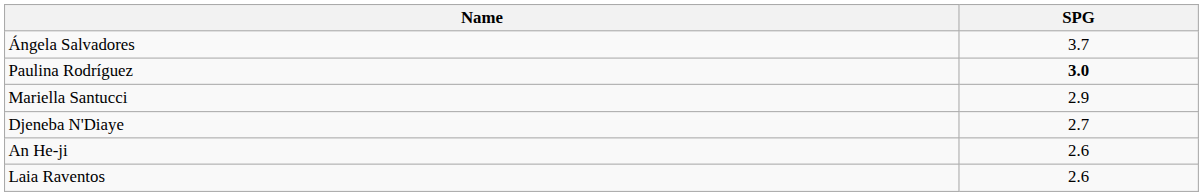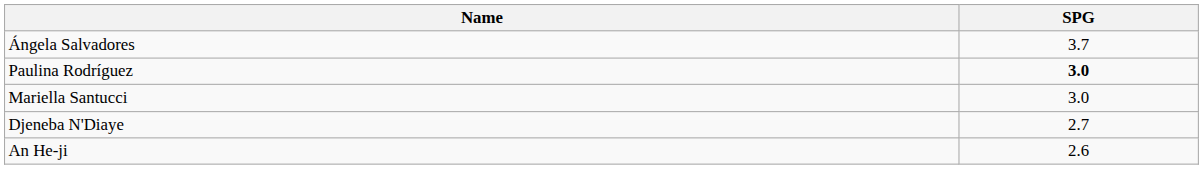(1079, 97) 2.9 -> (1079, 97) 3.0
- row: (57, 177)
